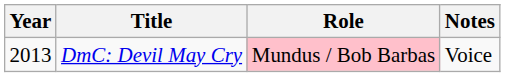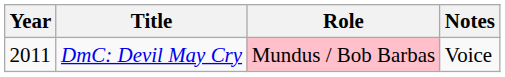(30, 54) 2013 -> (30, 54) 2011
